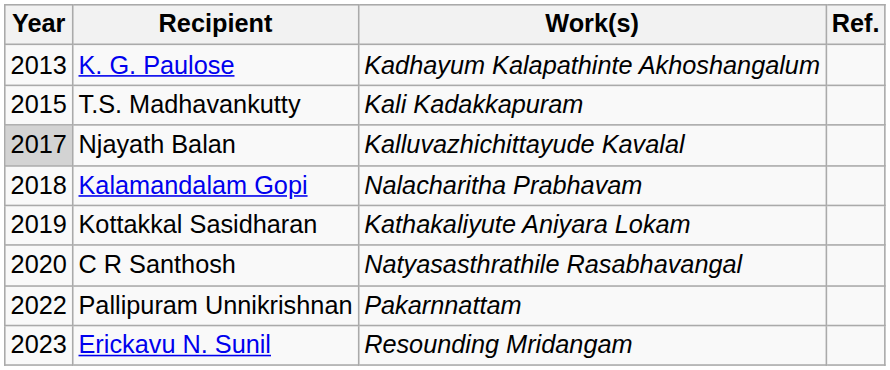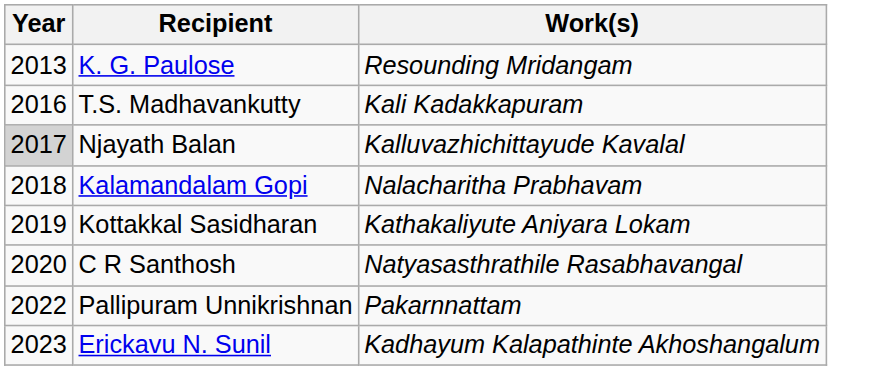- column: (856, 24)
(592, 64) Kadhayum Kalapathinte Akhoshangalum -> (498, 64) Resounding Mridangam
(39, 104) 2015 -> (39, 104) 2016
(498, 345) Resounding Mridangam -> (592, 345) Kadhayum Kalapathinte Akhoshangalum
